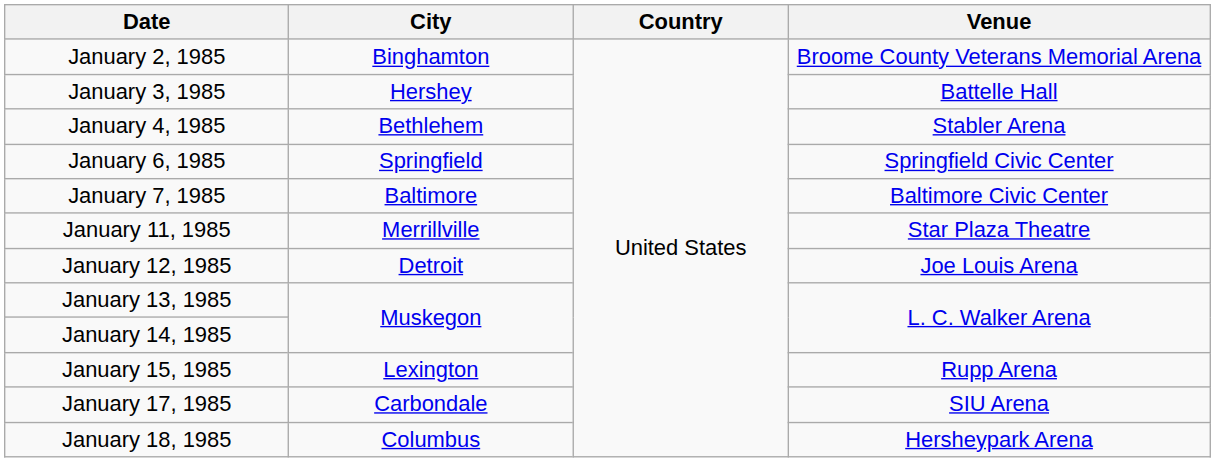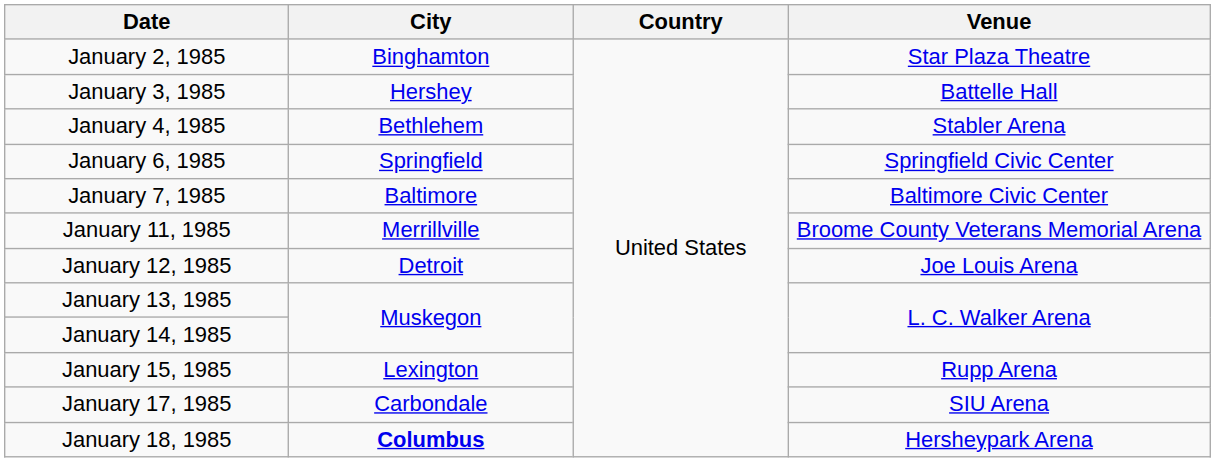(999, 56) Broome County Veterans Memorial Arena -> (999, 56) Star Plaza Theatre
(999, 230) Star Plaza Theatre -> (999, 230) Broome County Veterans Memorial Arena
(431, 439) normal -> (431, 439) bold
